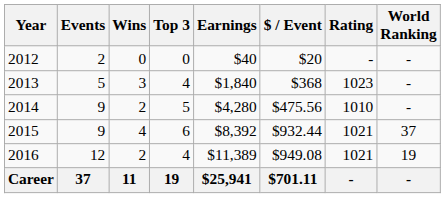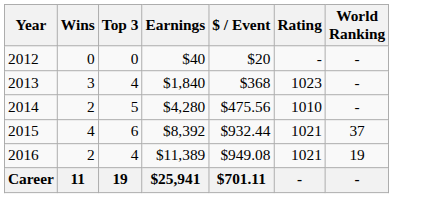- column: (83, 25)
